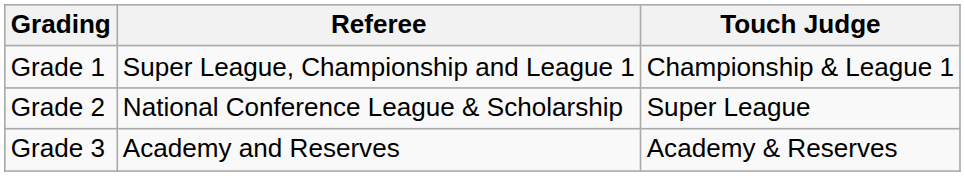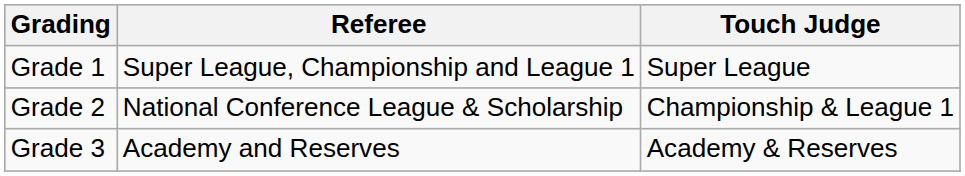(800, 66) Championship & League 1 -> (729, 66) Super League
(729, 107) Super League -> (800, 107) Championship & League 1
